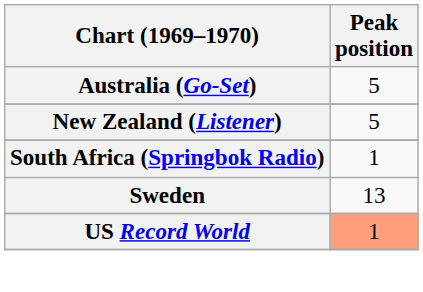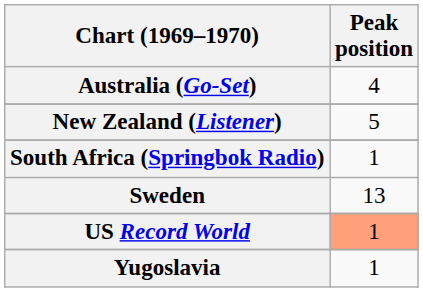(374, 85) 5 -> (374, 85) 4
+ row: (167, 267)
